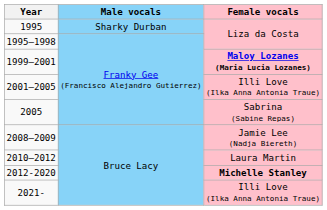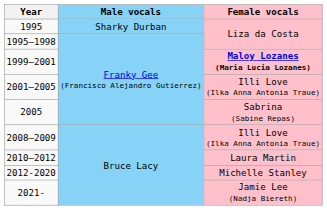(263, 138) Jamie Lee (Nadja Biereth) -> (263, 138) Illi Love (Ilka Anna Antonia Traue)
(263, 172) bold -> (263, 172) normal
(263, 192) Illi Love (Ilka Anna Antonia Traue) -> (263, 192) Jamie Lee (Nadja Biereth)
